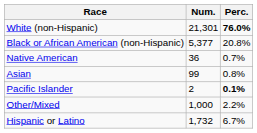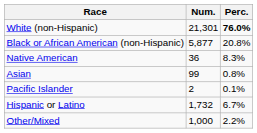(201, 43) 5,377 -> (201, 43) 5,877
(234, 58) 0.7% -> (234, 58) 8.3%
(234, 89) bold -> (234, 89) normal
rows swapped: (33, 105) <-> (46, 120)
